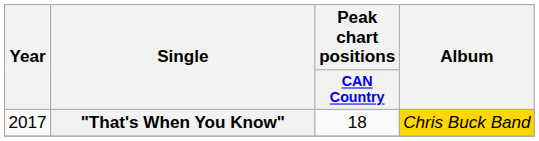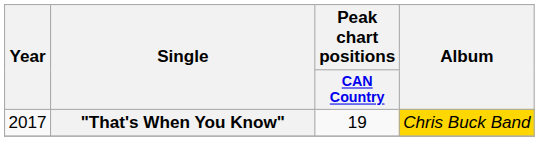(357, 122) 18 -> (357, 122) 19
